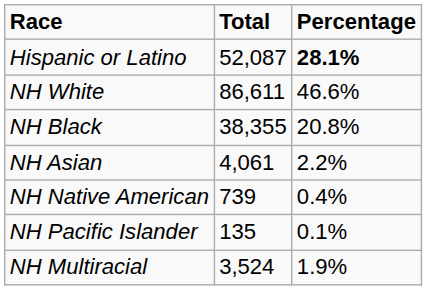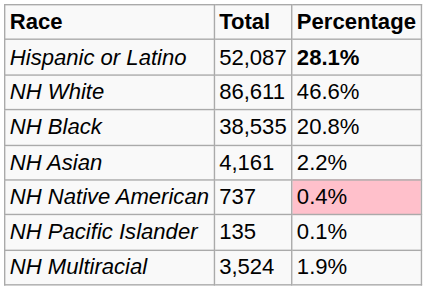(253, 127) 38,355 -> (253, 127) 38,535
(247, 162) 4,061 -> (247, 162) 4,161
(238, 197) 739 -> (238, 197) 737
(322, 197) no background -> (322, 197) pink background
